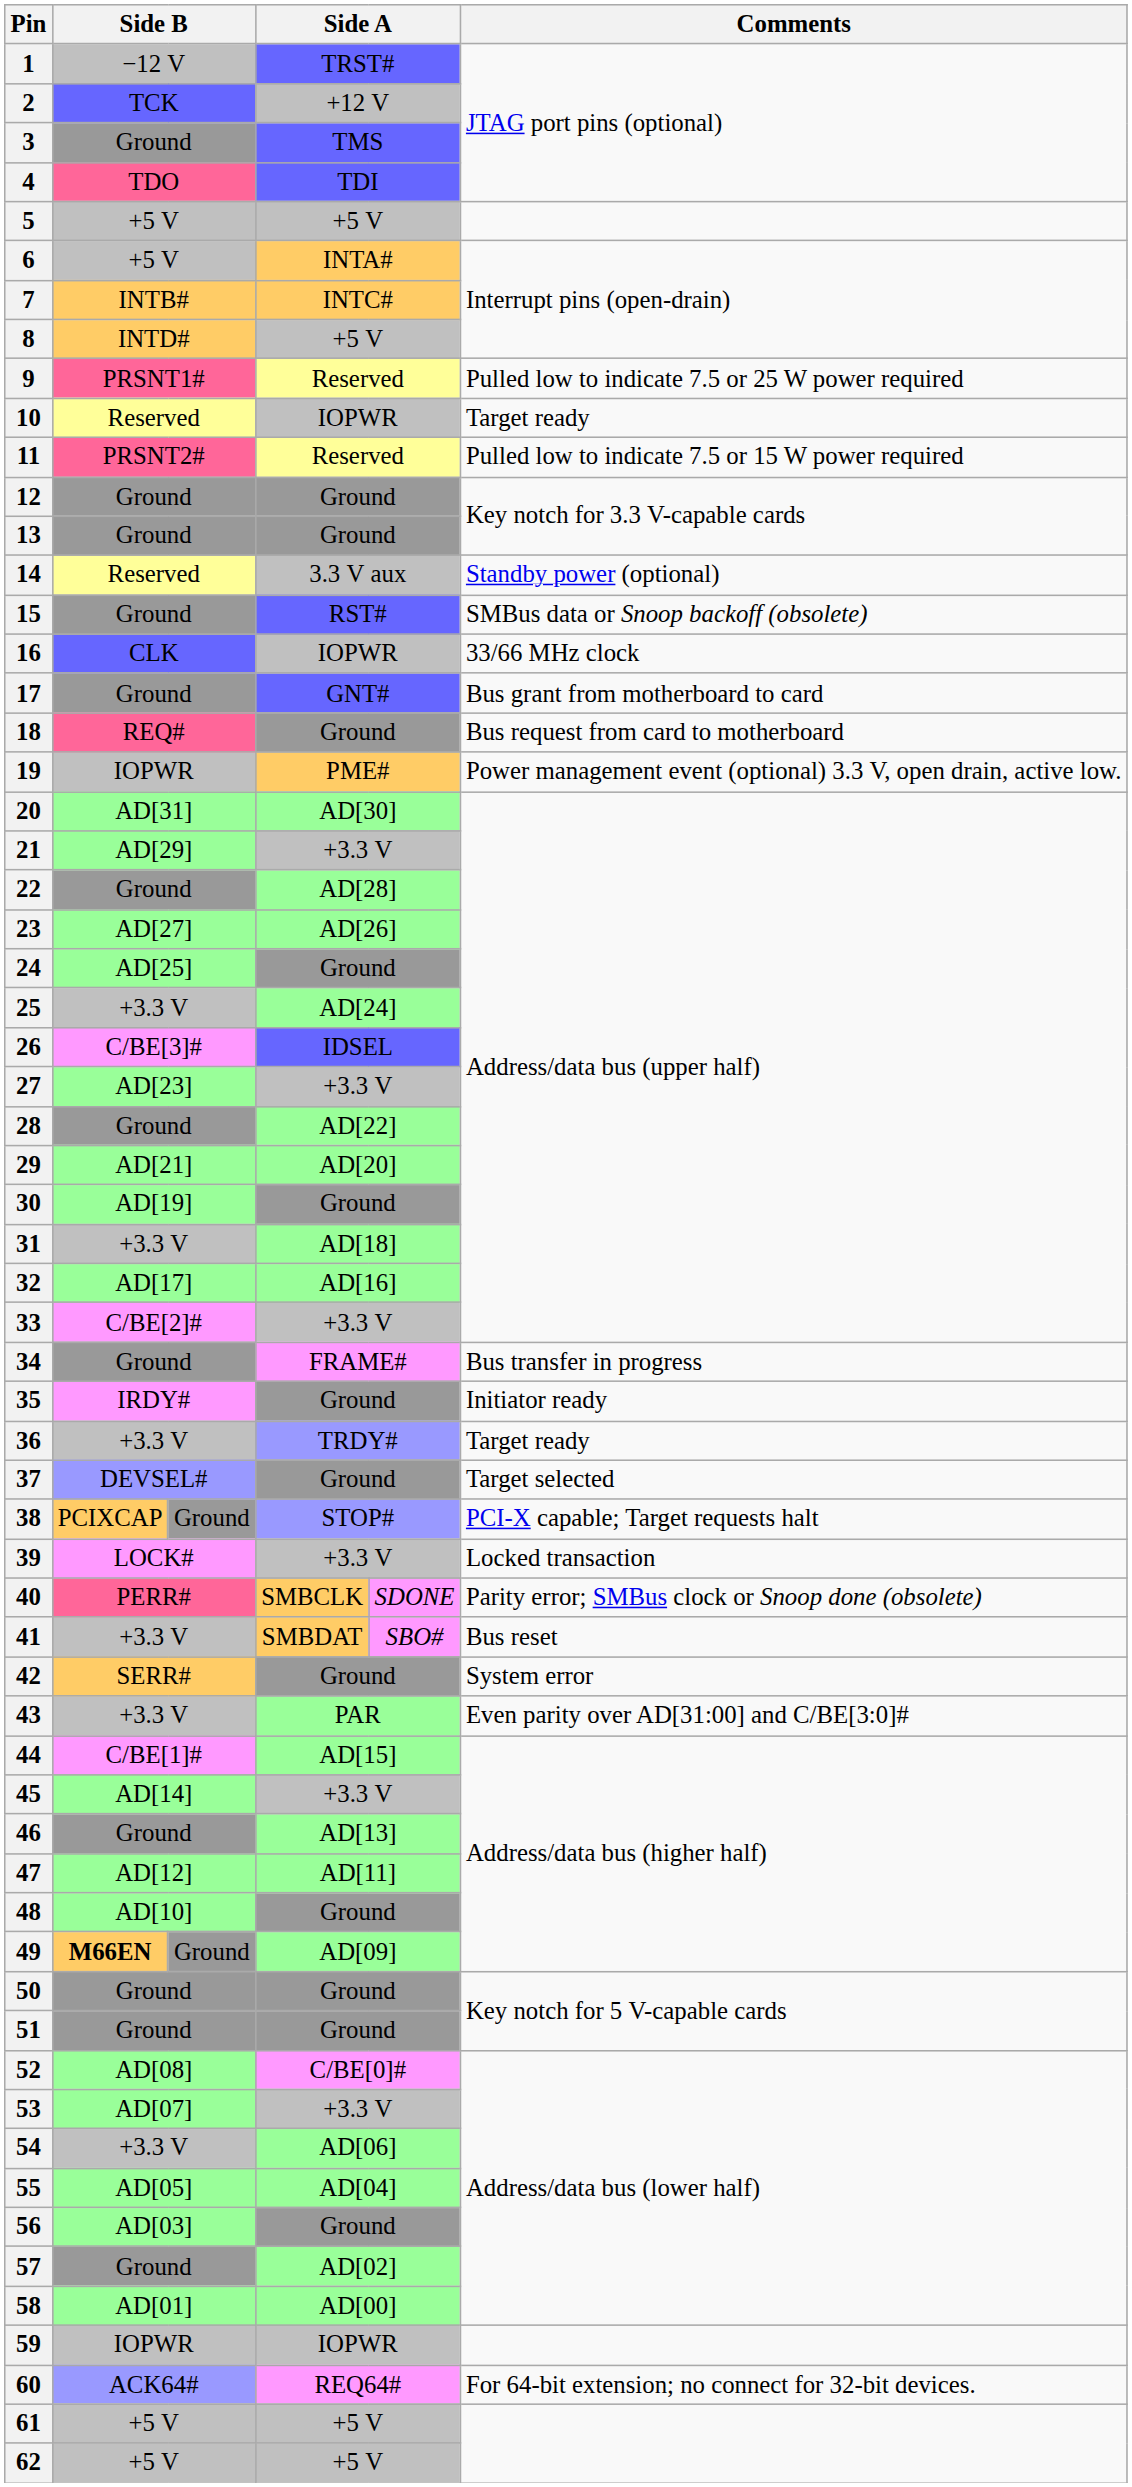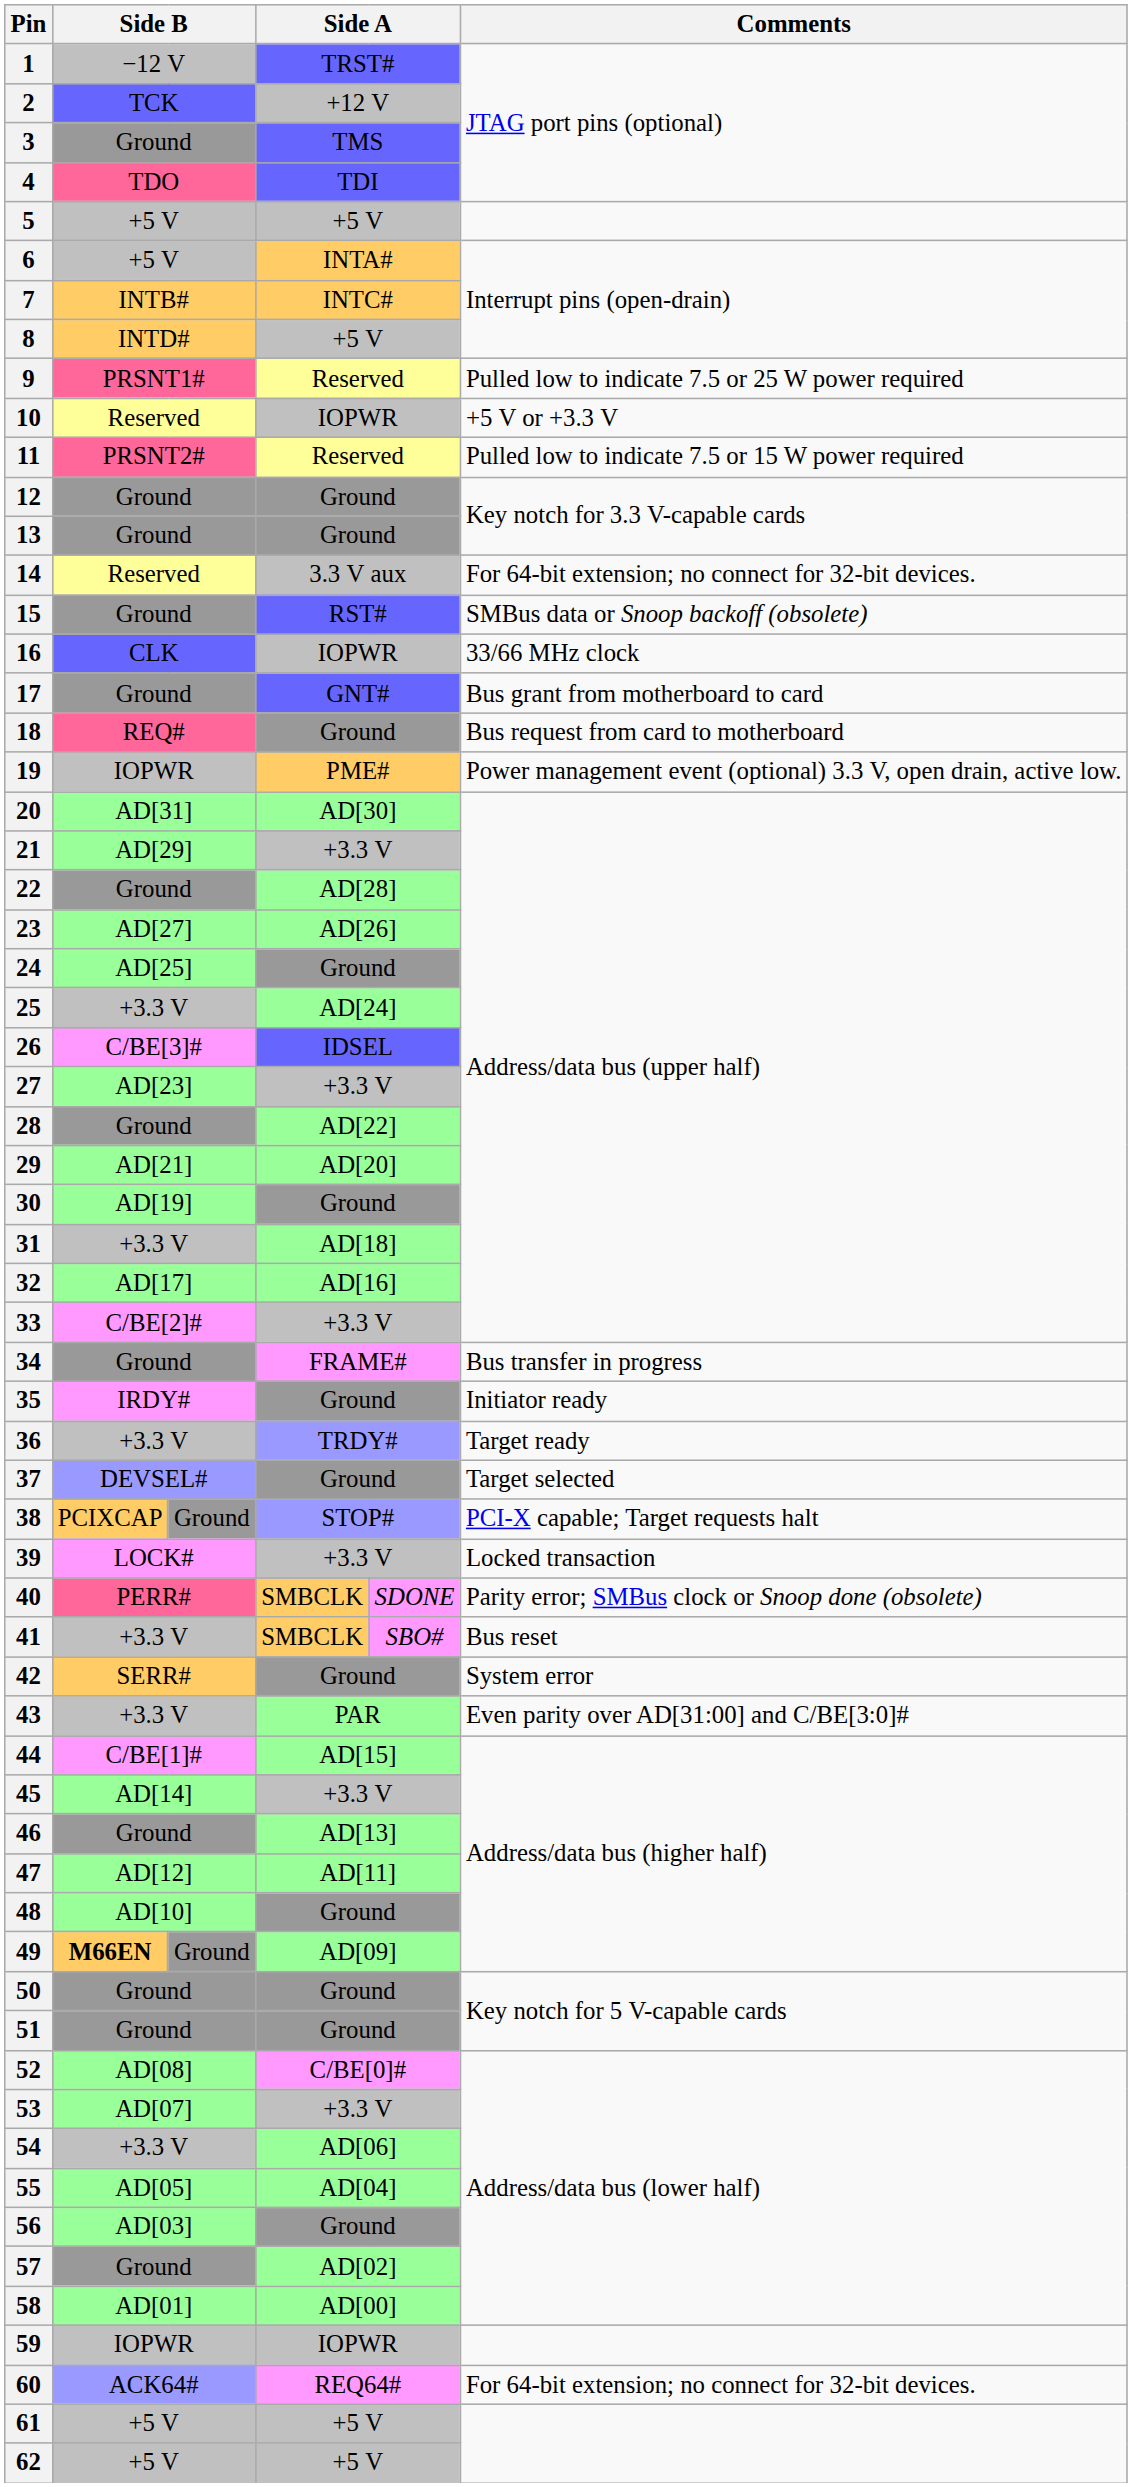(528, 417) Target ready -> (542, 417) +5 V or +3.3 V
(593, 574) Standby power (optional) -> (721, 574) For 64-bit extension; no connect for 32-bit devices.
(312, 1636) SMBDAT -> (312, 1636) SMBCLK
